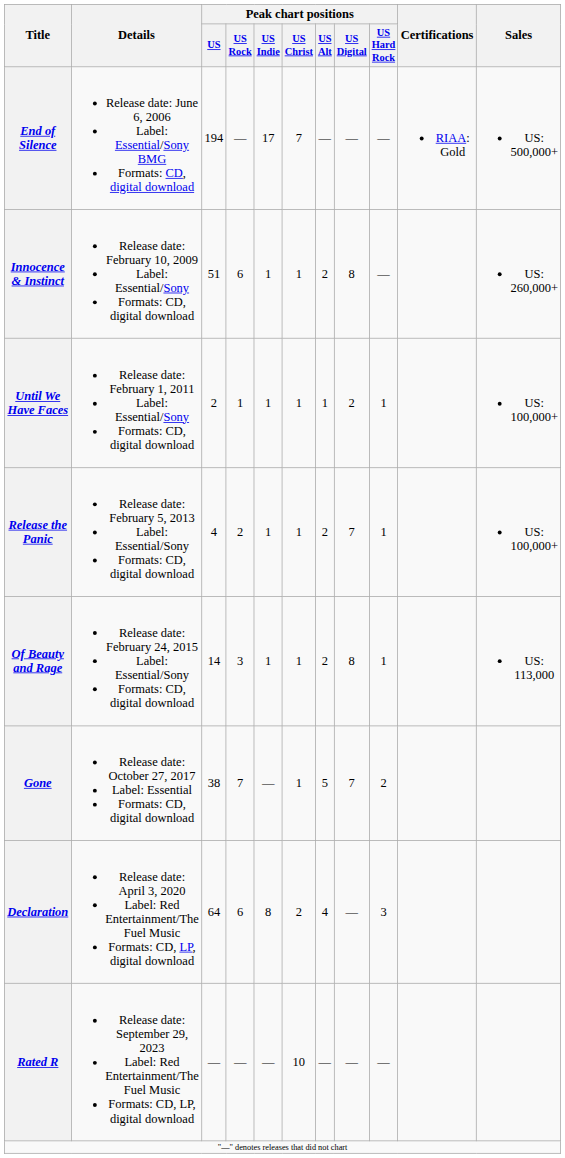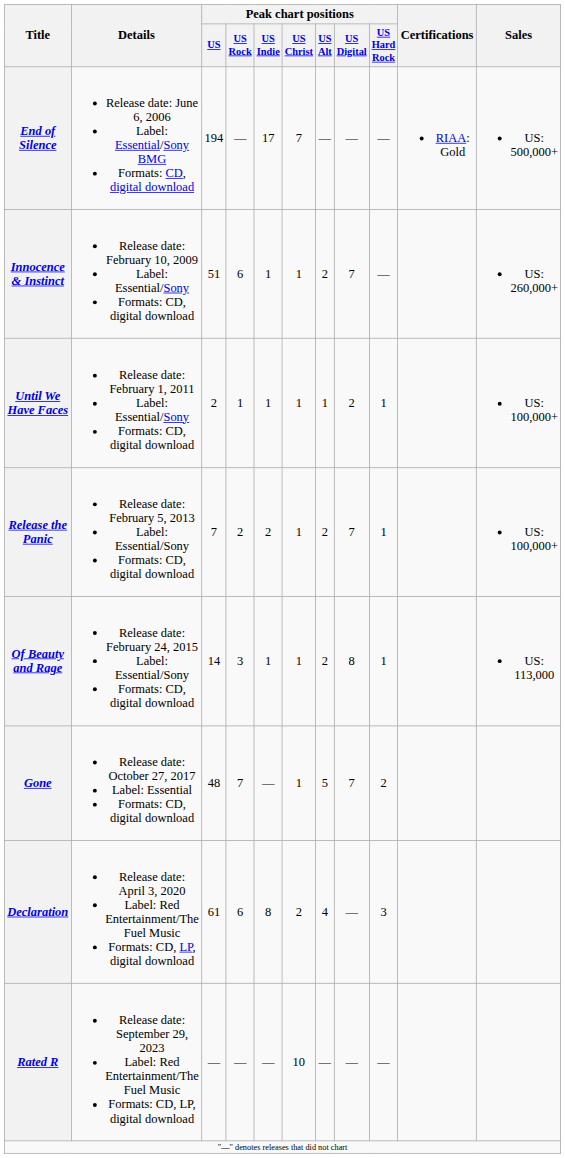(352, 274) 8 -> (352, 274) 7
(214, 532) 4 -> (214, 532) 7
(268, 532) 1 -> (268, 532) 2
(214, 783) 38 -> (214, 783) 48
(214, 912) 64 -> (214, 912) 61
